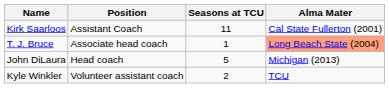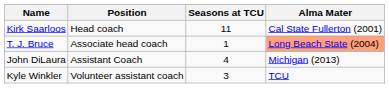(106, 28) Assistant Coach -> (97, 28) Head coach
(97, 60) Head coach -> (106, 60) Assistant Coach
(226, 60) 5 -> (226, 60) 4
(226, 75) 2 -> (226, 75) 3
